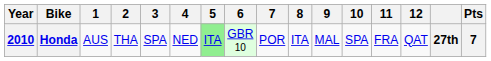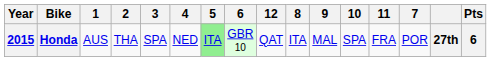columns swapped: (272, 14) <-> (416, 14)
(21, 40) 2010 -> (21, 40) 2015
(473, 40) 7 -> (473, 40) 6
